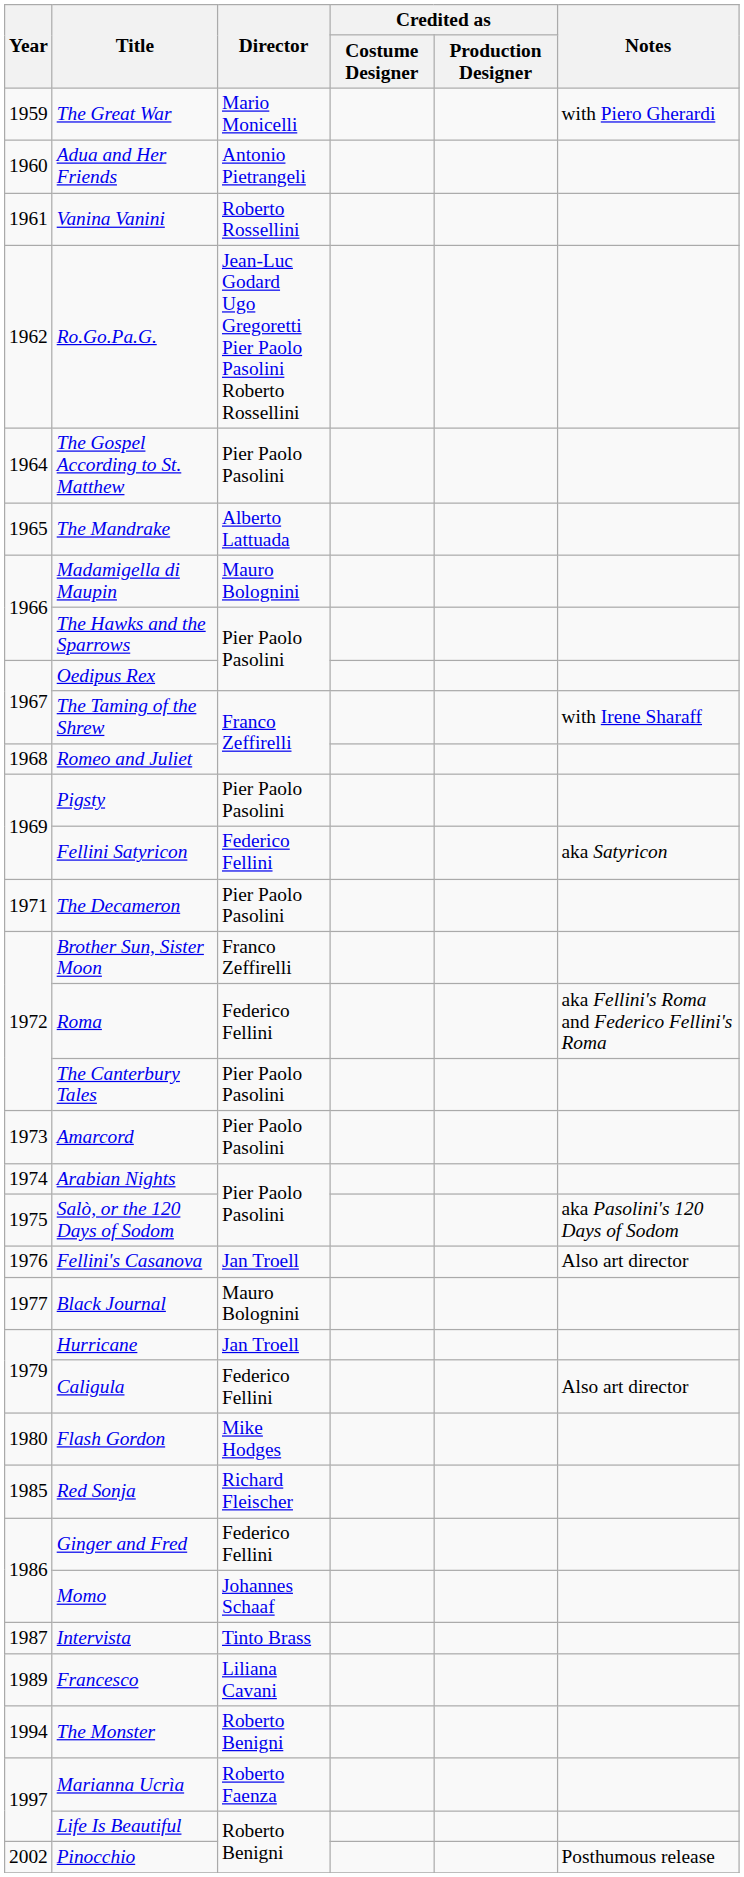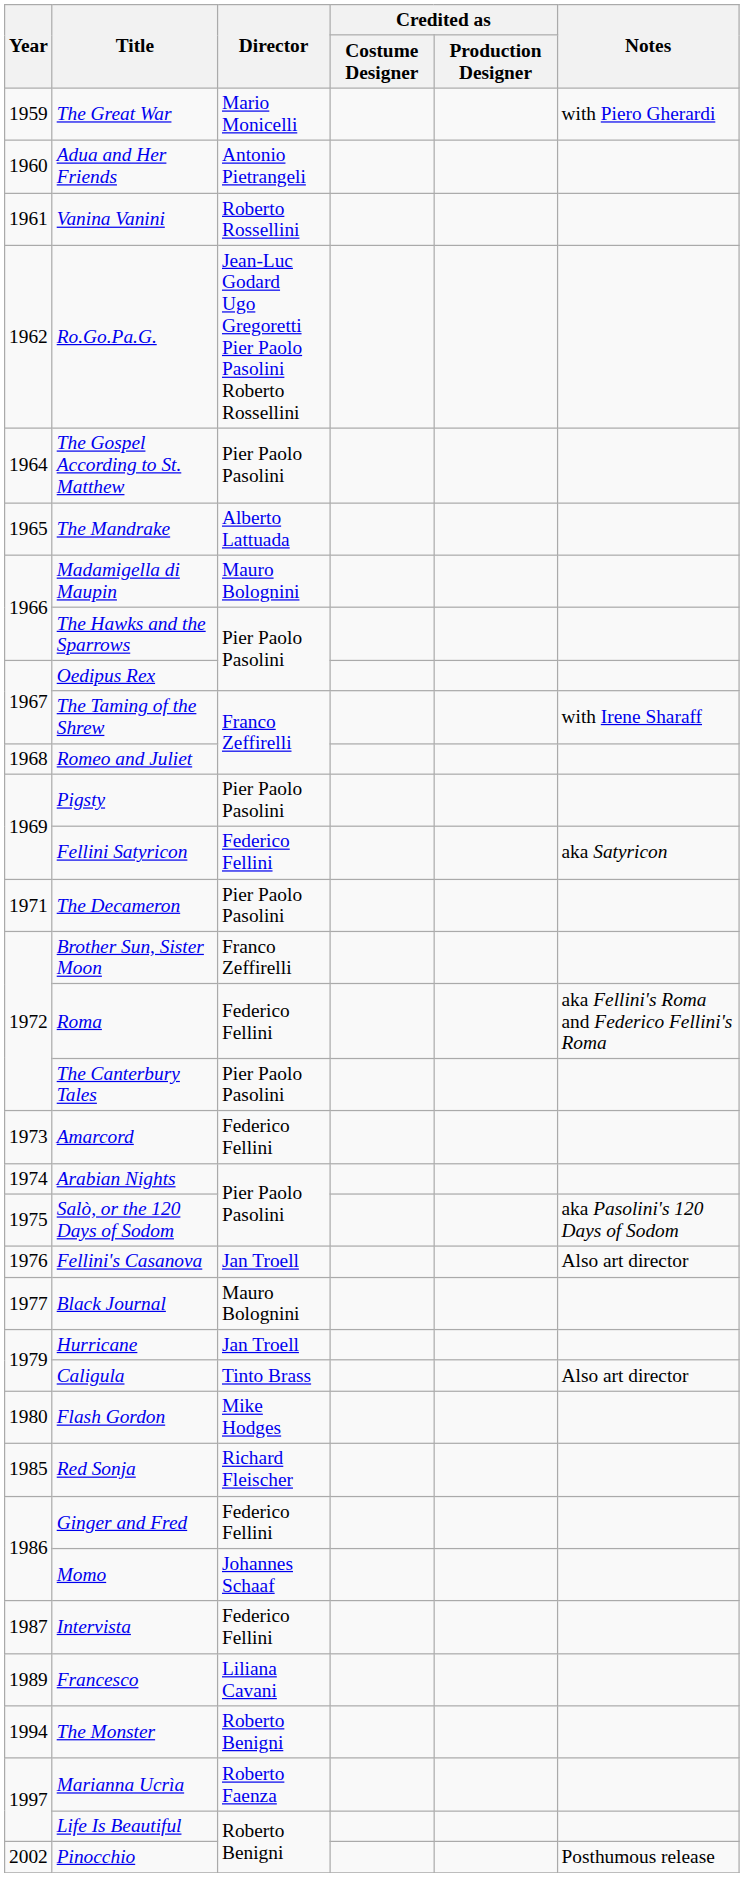(262, 1136) Pier Paolo Pasolini -> (256, 1136) Federico Fellini
(256, 1386) Federico Fellini -> (267, 1375) Tinto Brass
(267, 1637) Tinto Brass -> (256, 1627) Federico Fellini
